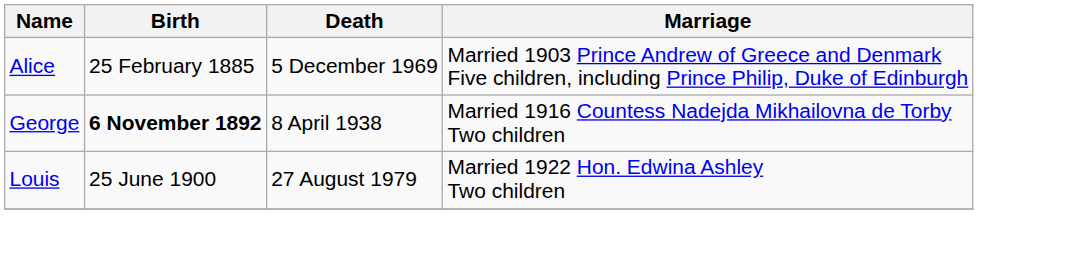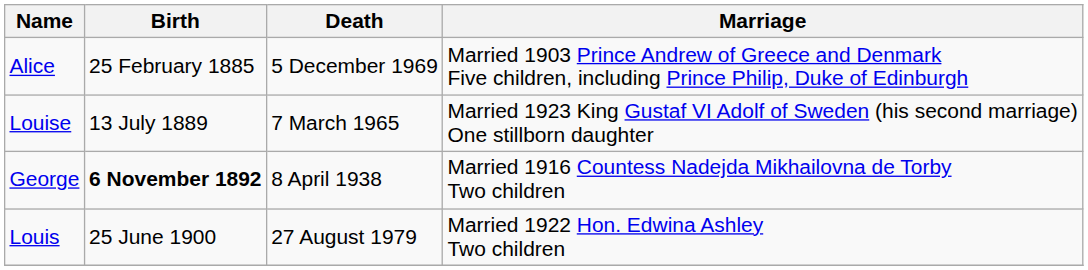+ row: (40, 122)
